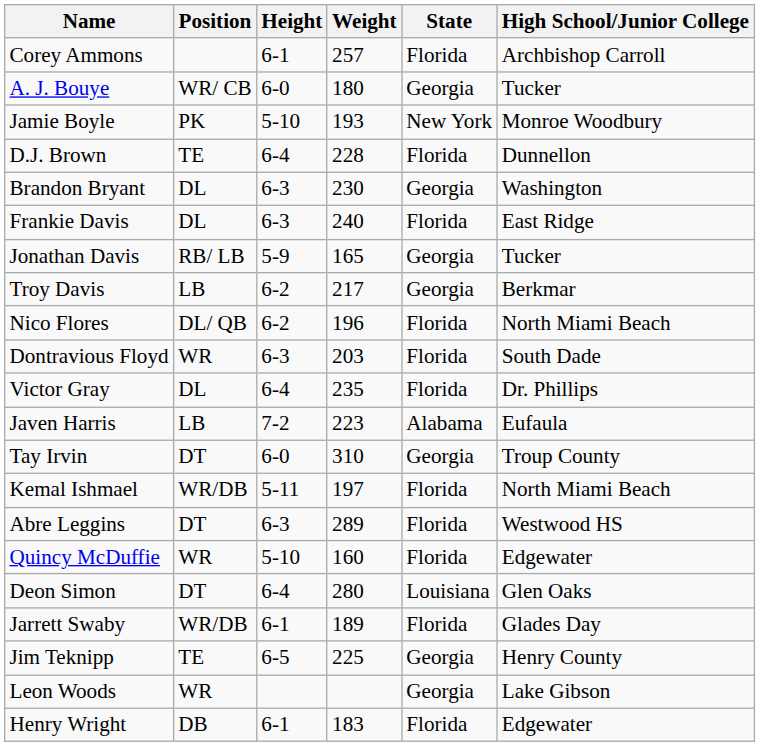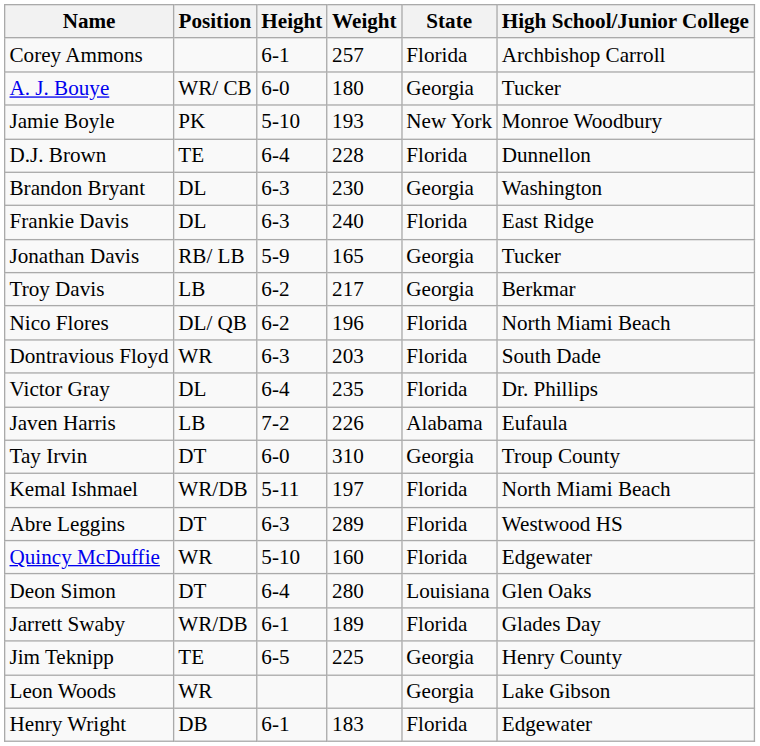(348, 423) 223 -> (348, 423) 226
